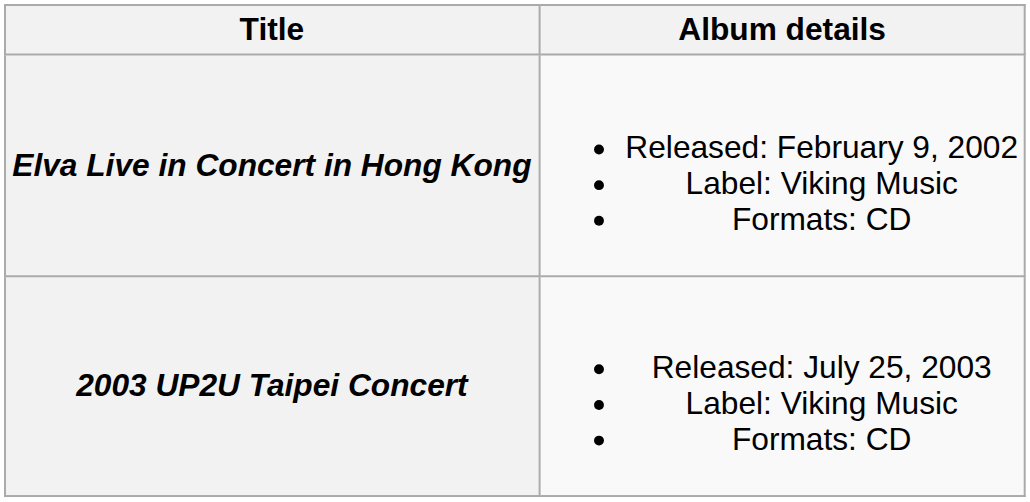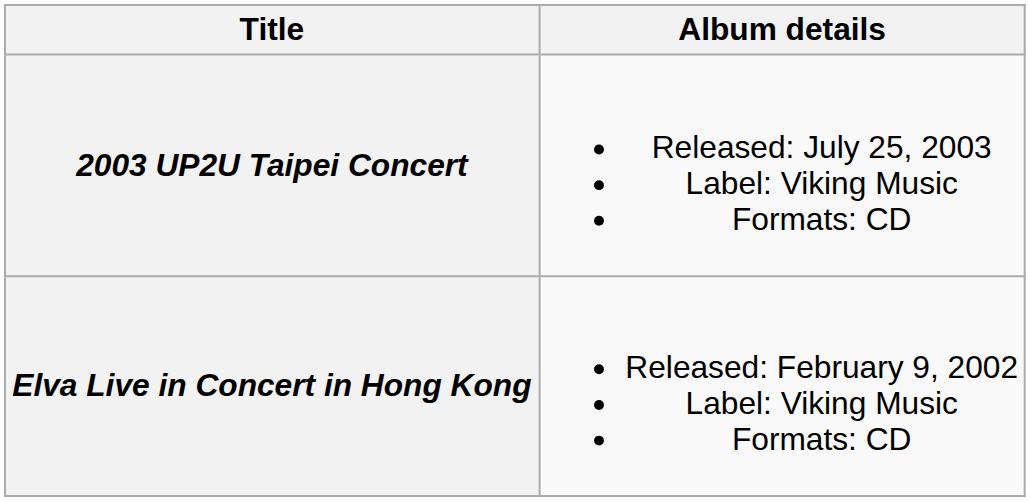rows swapped: (272, 165) <-> (272, 385)
